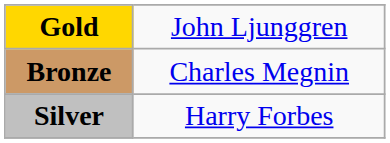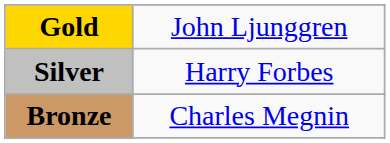rows swapped: (69, 115) <-> (69, 71)
